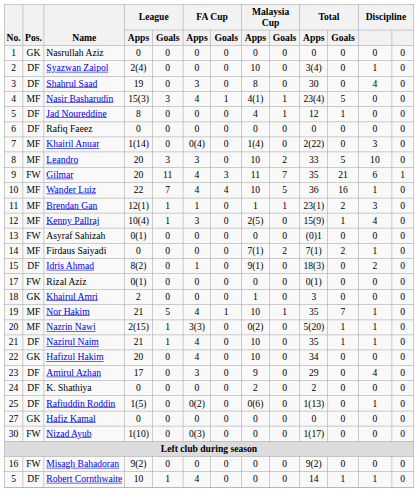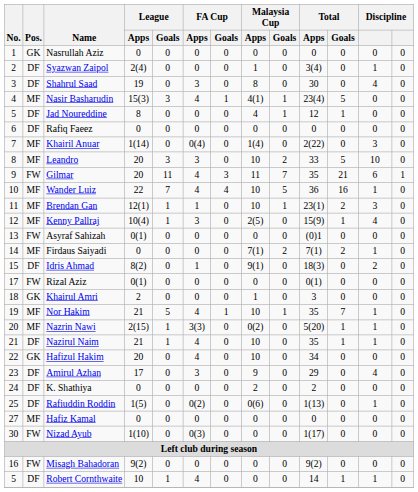(255, 68) 10 -> (255, 68) 1
(255, 205) 1 -> (255, 205) 10
(33, 418) GK -> (33, 418) MF
